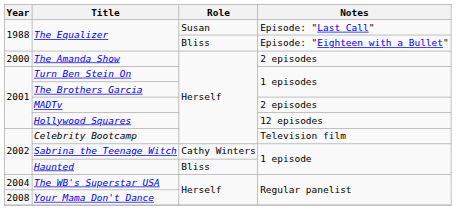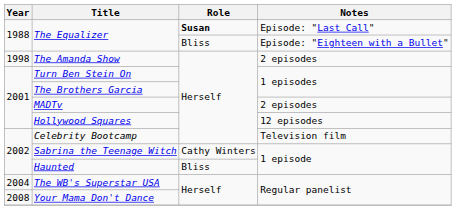(196, 28) normal -> (196, 28) bold
(18, 58) 2000 -> (18, 58) 1998
